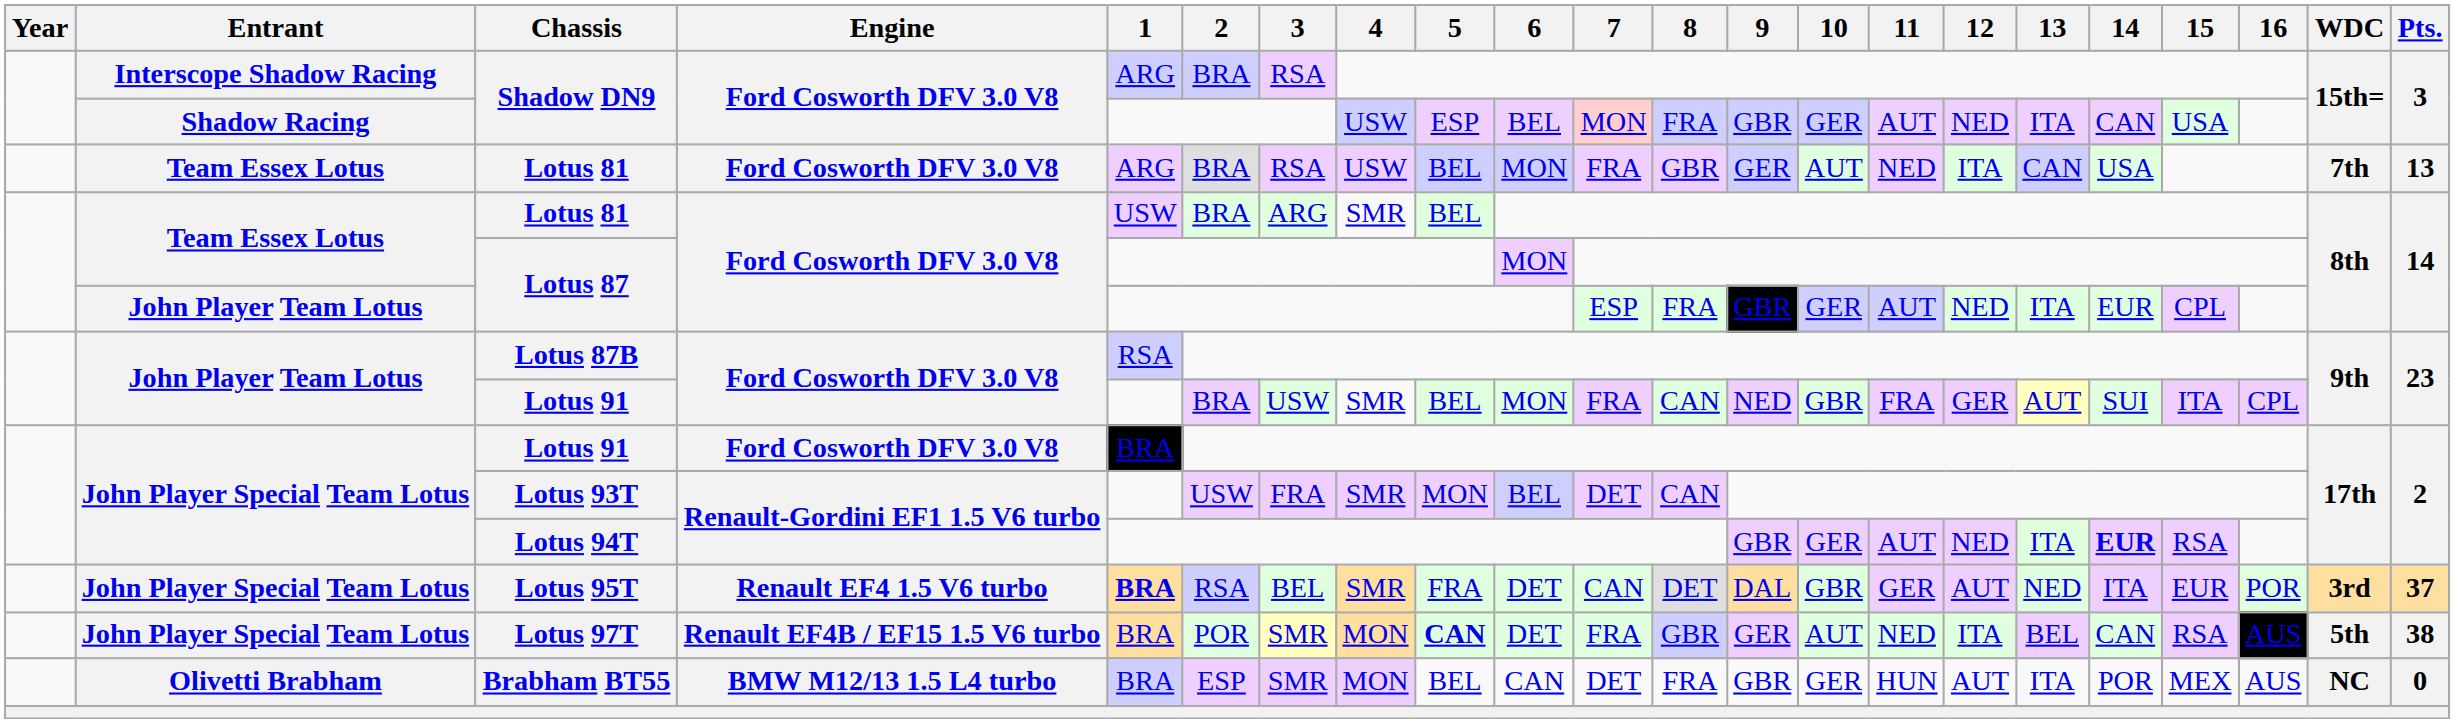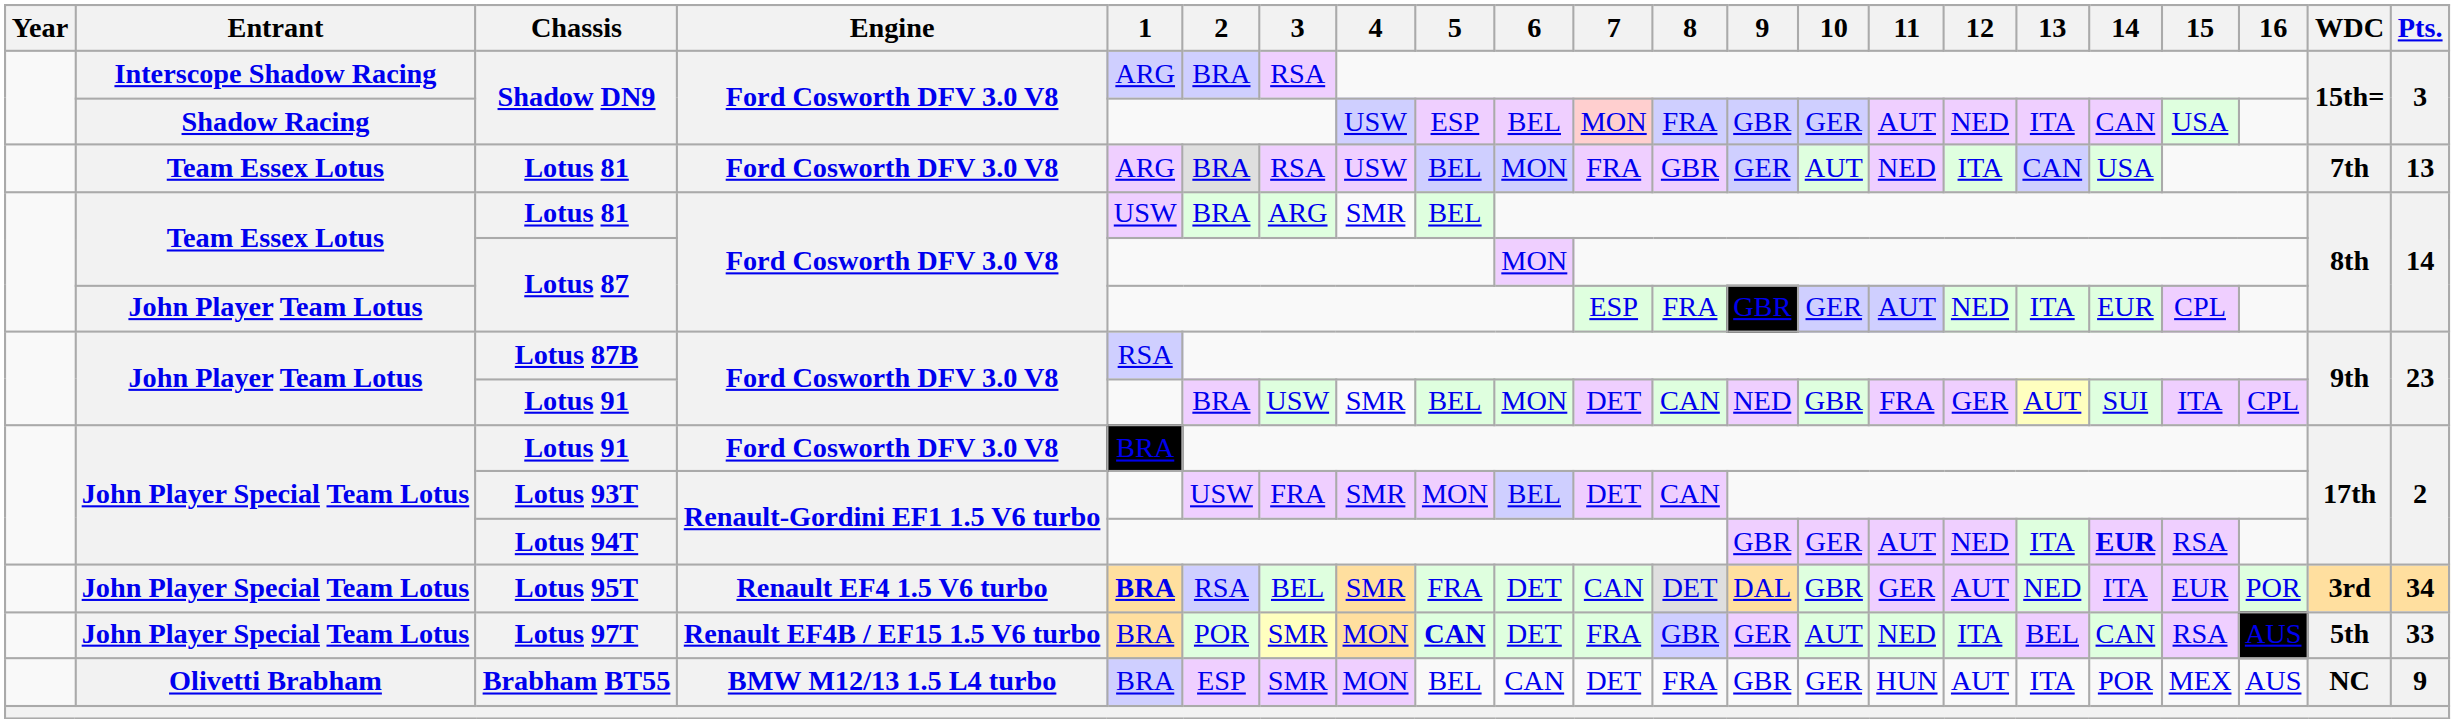(1614, 400) FRA -> (1614, 400) DET
(2420, 587) 37 -> (2420, 587) 34
(2420, 634) 38 -> (2420, 634) 33
(2420, 680) 0 -> (2420, 680) 9
